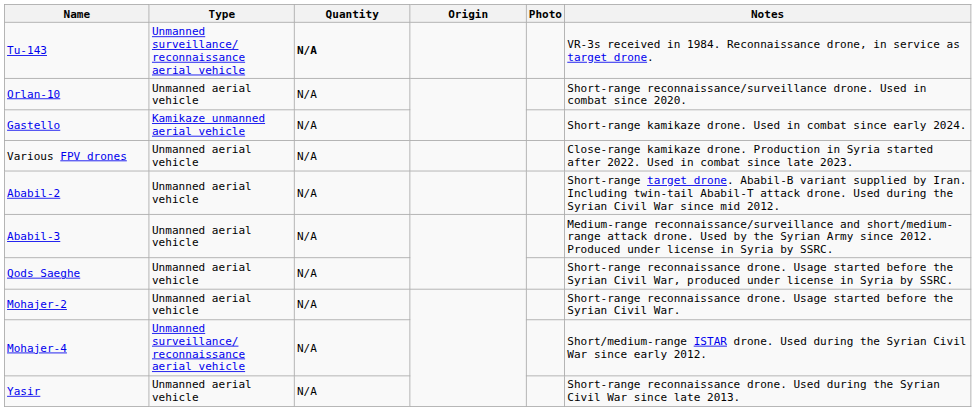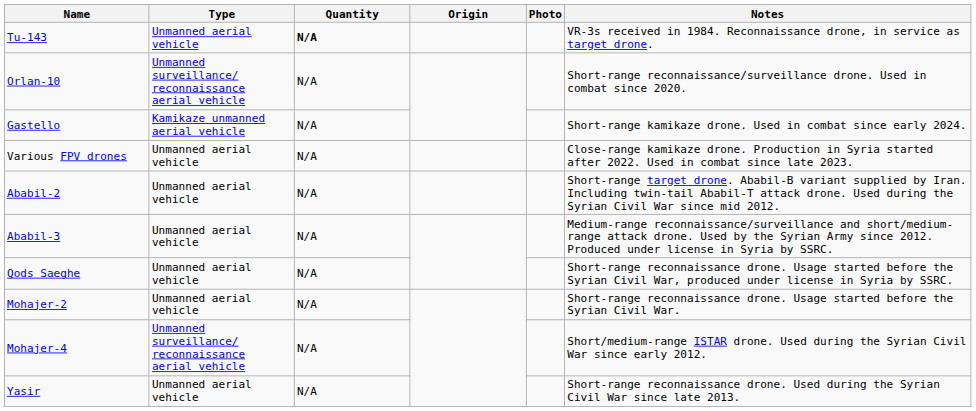(199, 51) Unmanned surveillance/ reconnaissance aerial vehicle -> (202, 38) Unmanned aerial vehicle
(202, 94) Unmanned aerial vehicle -> (199, 81) Unmanned surveillance/ reconnaissance aerial vehicle
